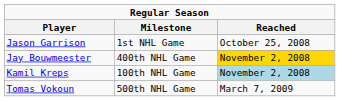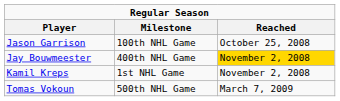(150, 42) 1st NHL Game -> (156, 42) 100th NHL Game
(156, 73) 100th NHL Game -> (150, 73) 1st NHL Game
(265, 73) lightblue background -> (265, 73) no background
